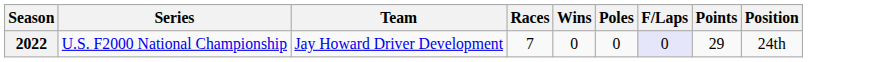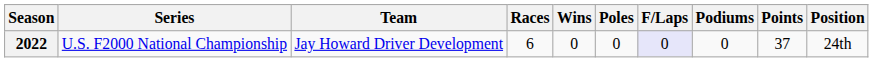+ column: (725, 17)
(530, 43) 7 -> (530, 43) 6
(717, 43) 29 -> (782, 43) 37
